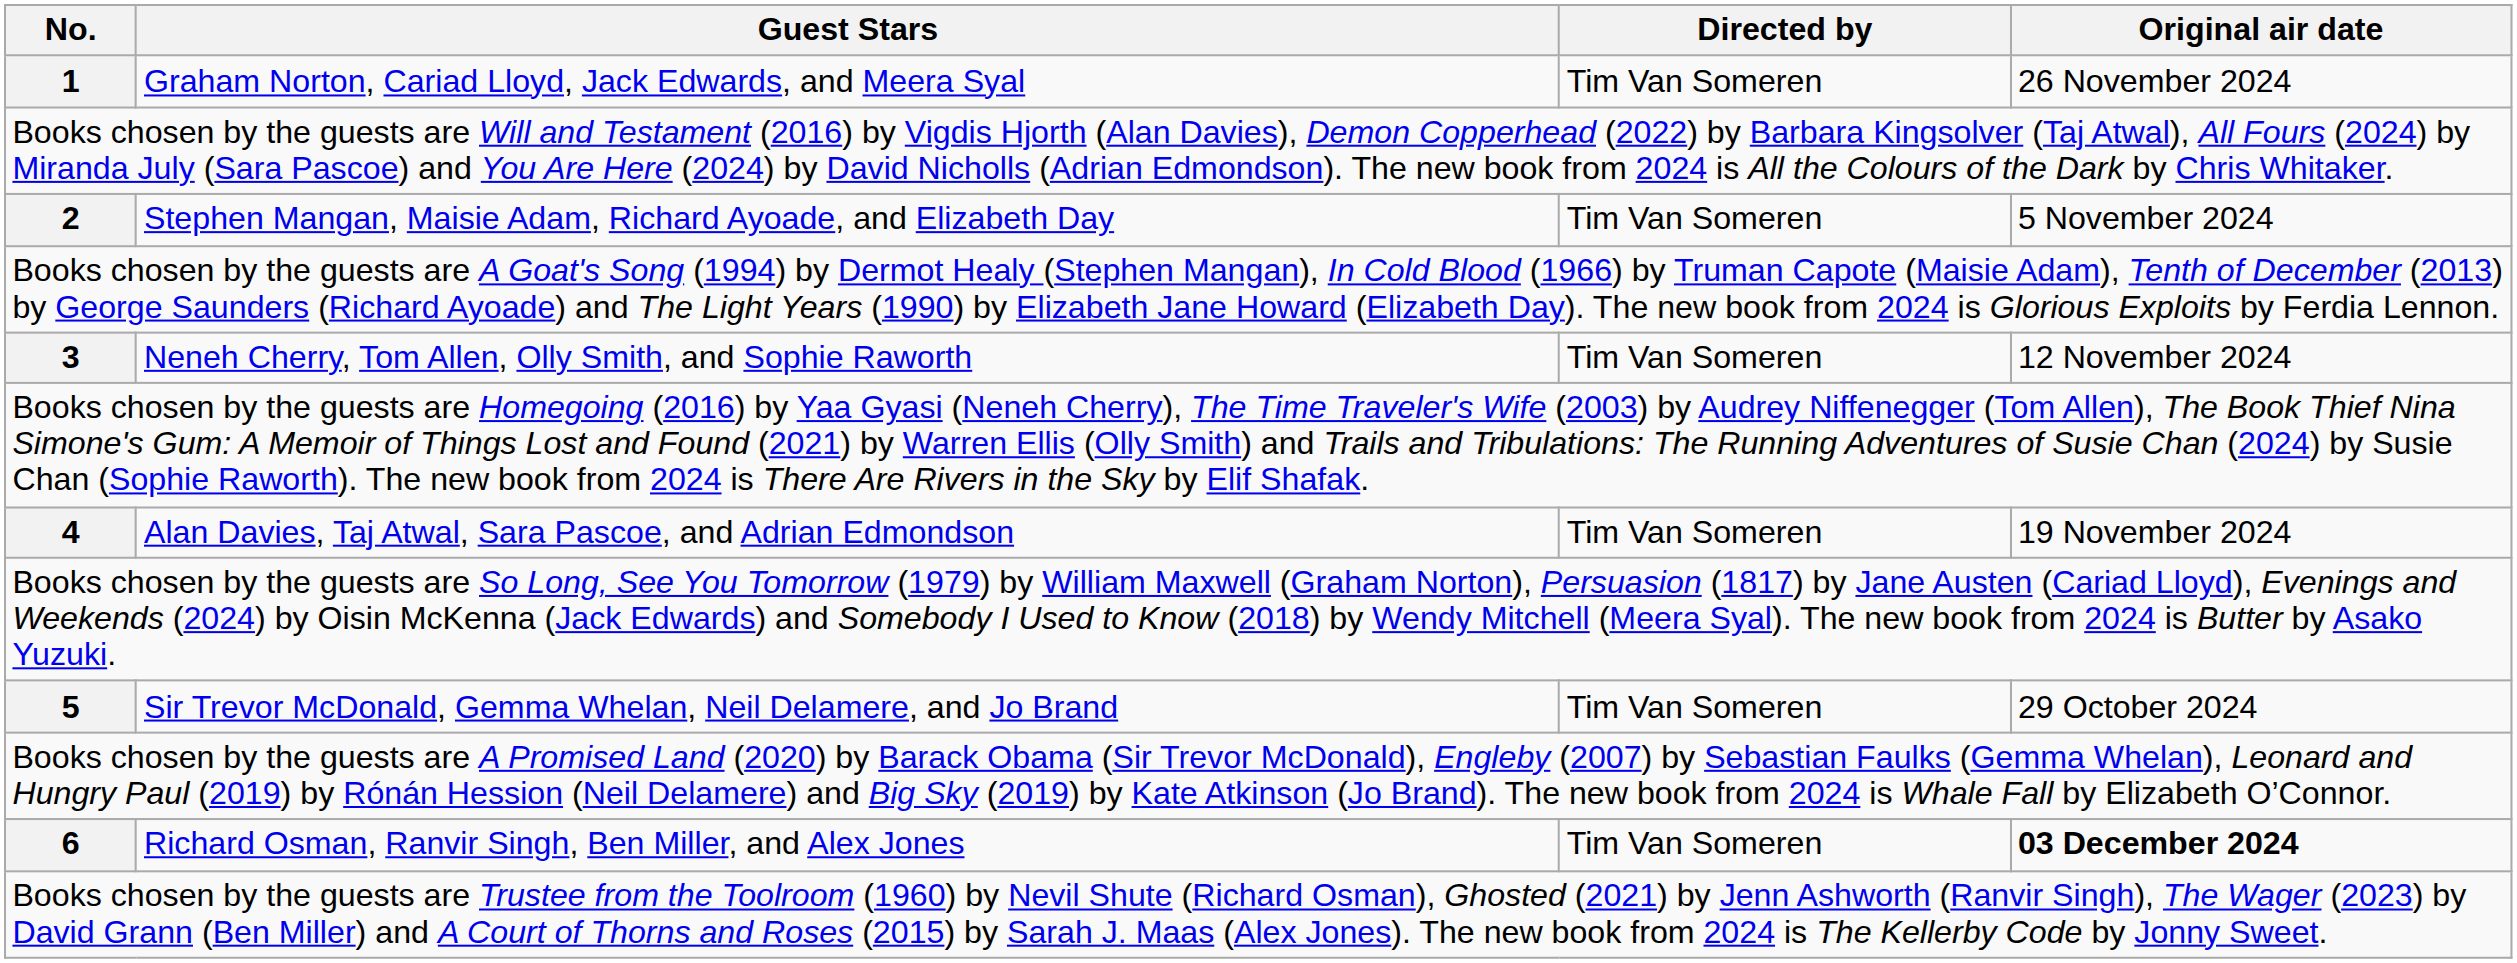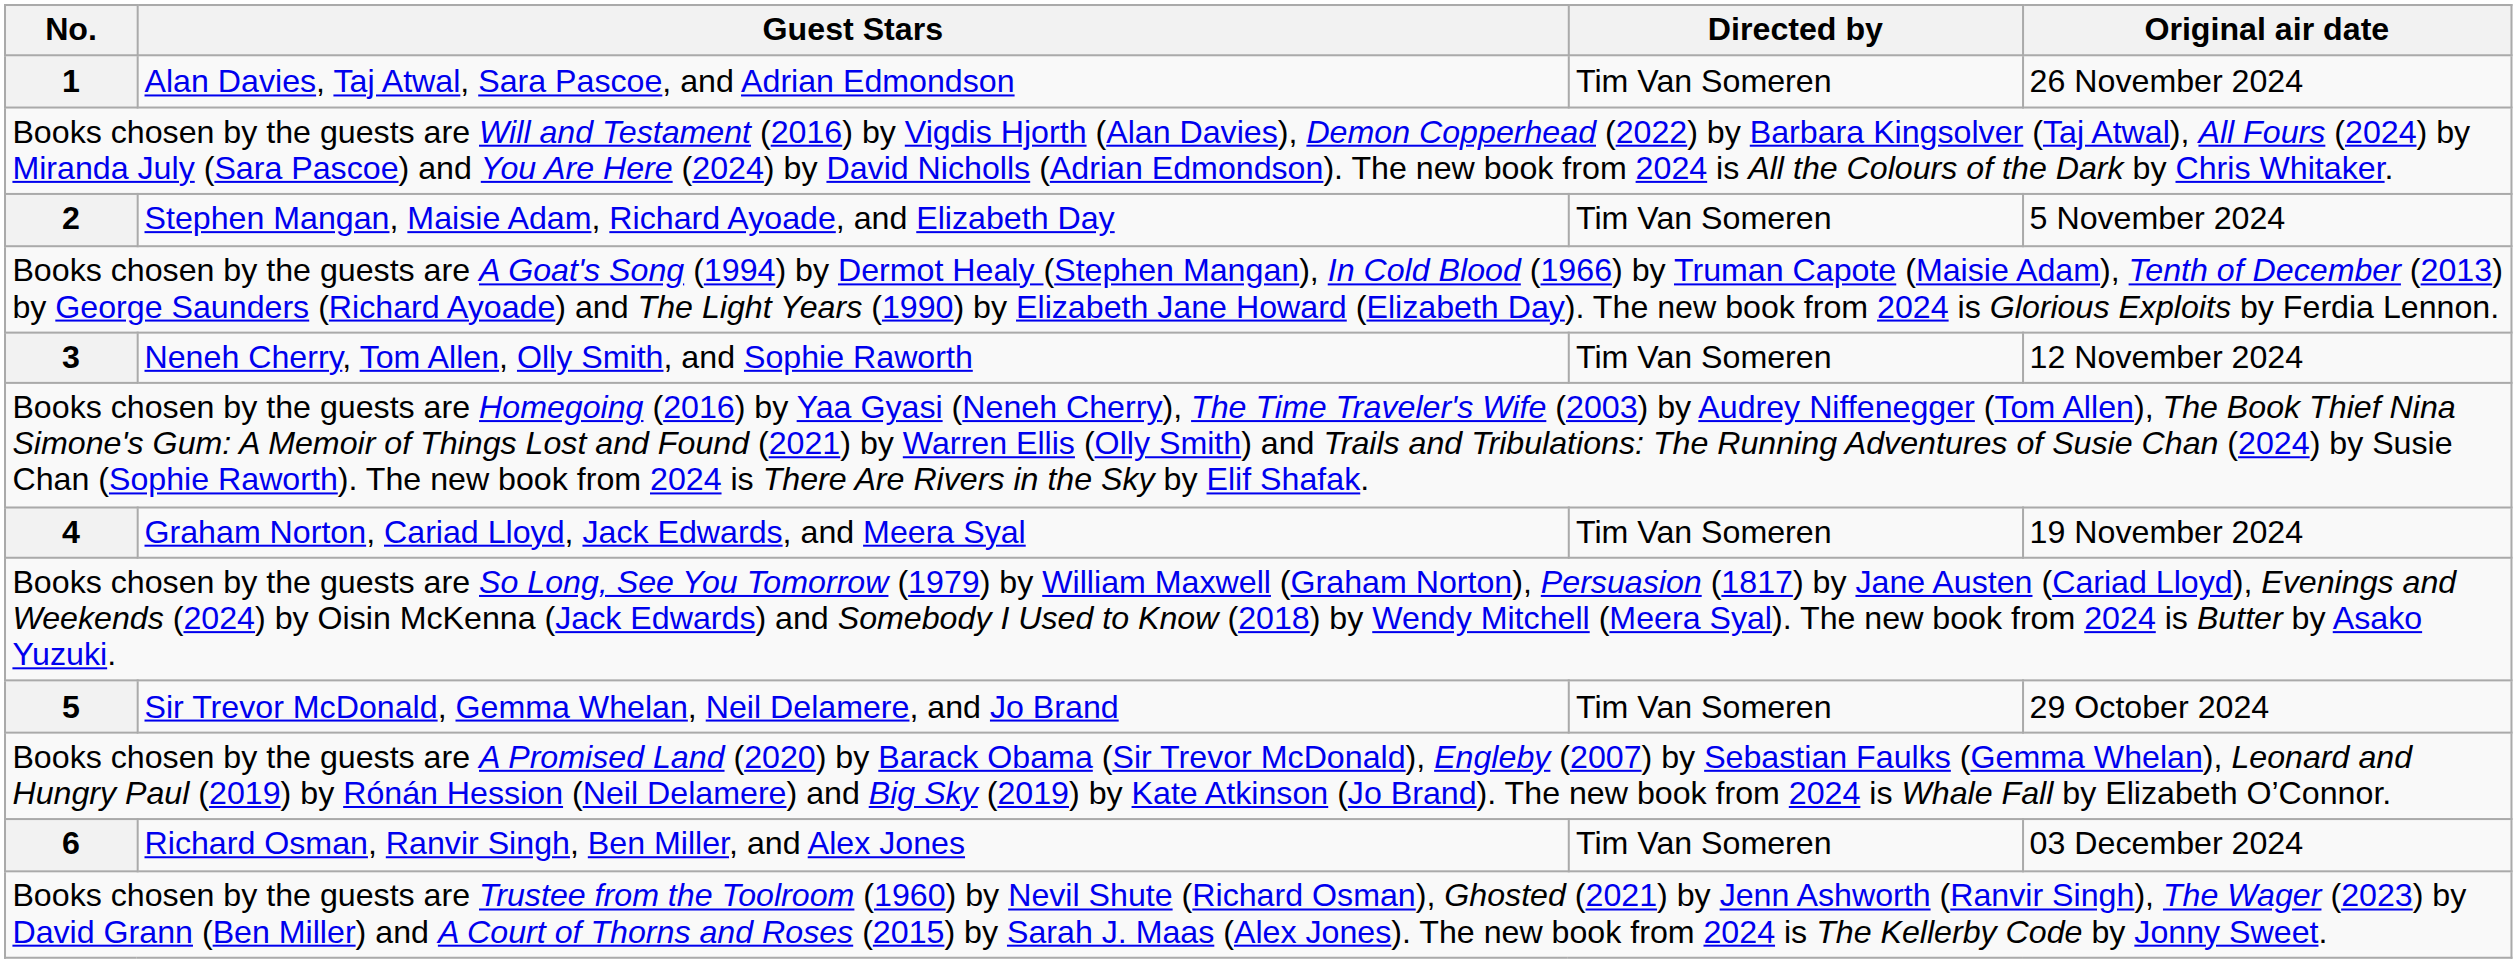(585, 81) Graham Norton, Cariad Lloyd, Jack Edwards, and Meera Syal -> (580, 81) Alan Davies, Taj Atwal, Sara Pascoe, and Adrian Edmondson
(579, 531) Alan Davies, Taj Atwal, Sara Pascoe, and Adrian Edmondson -> (585, 531) Graham Norton, Cariad Lloyd, Jack Edwards, and Meera Syal
(2158, 844) bold -> (2166, 844) normal
